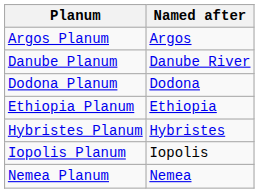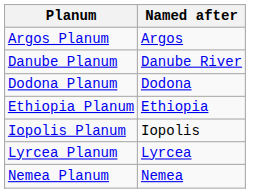- row: (75, 130)
+ row: (63, 153)
